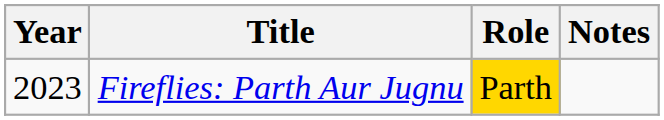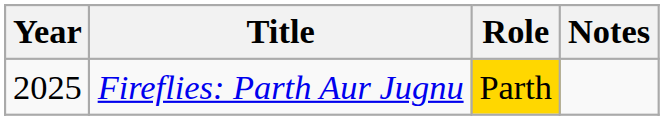(47, 86) 2023 -> (47, 86) 2025
